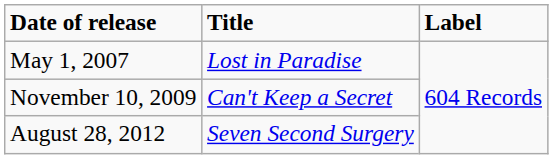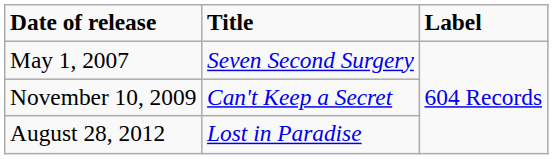(284, 60) Lost in Paradise -> (310, 60) Seven Second Surgery
(310, 134) Seven Second Surgery -> (284, 134) Lost in Paradise
